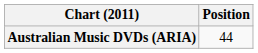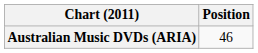(226, 37) 44 -> (226, 37) 46
